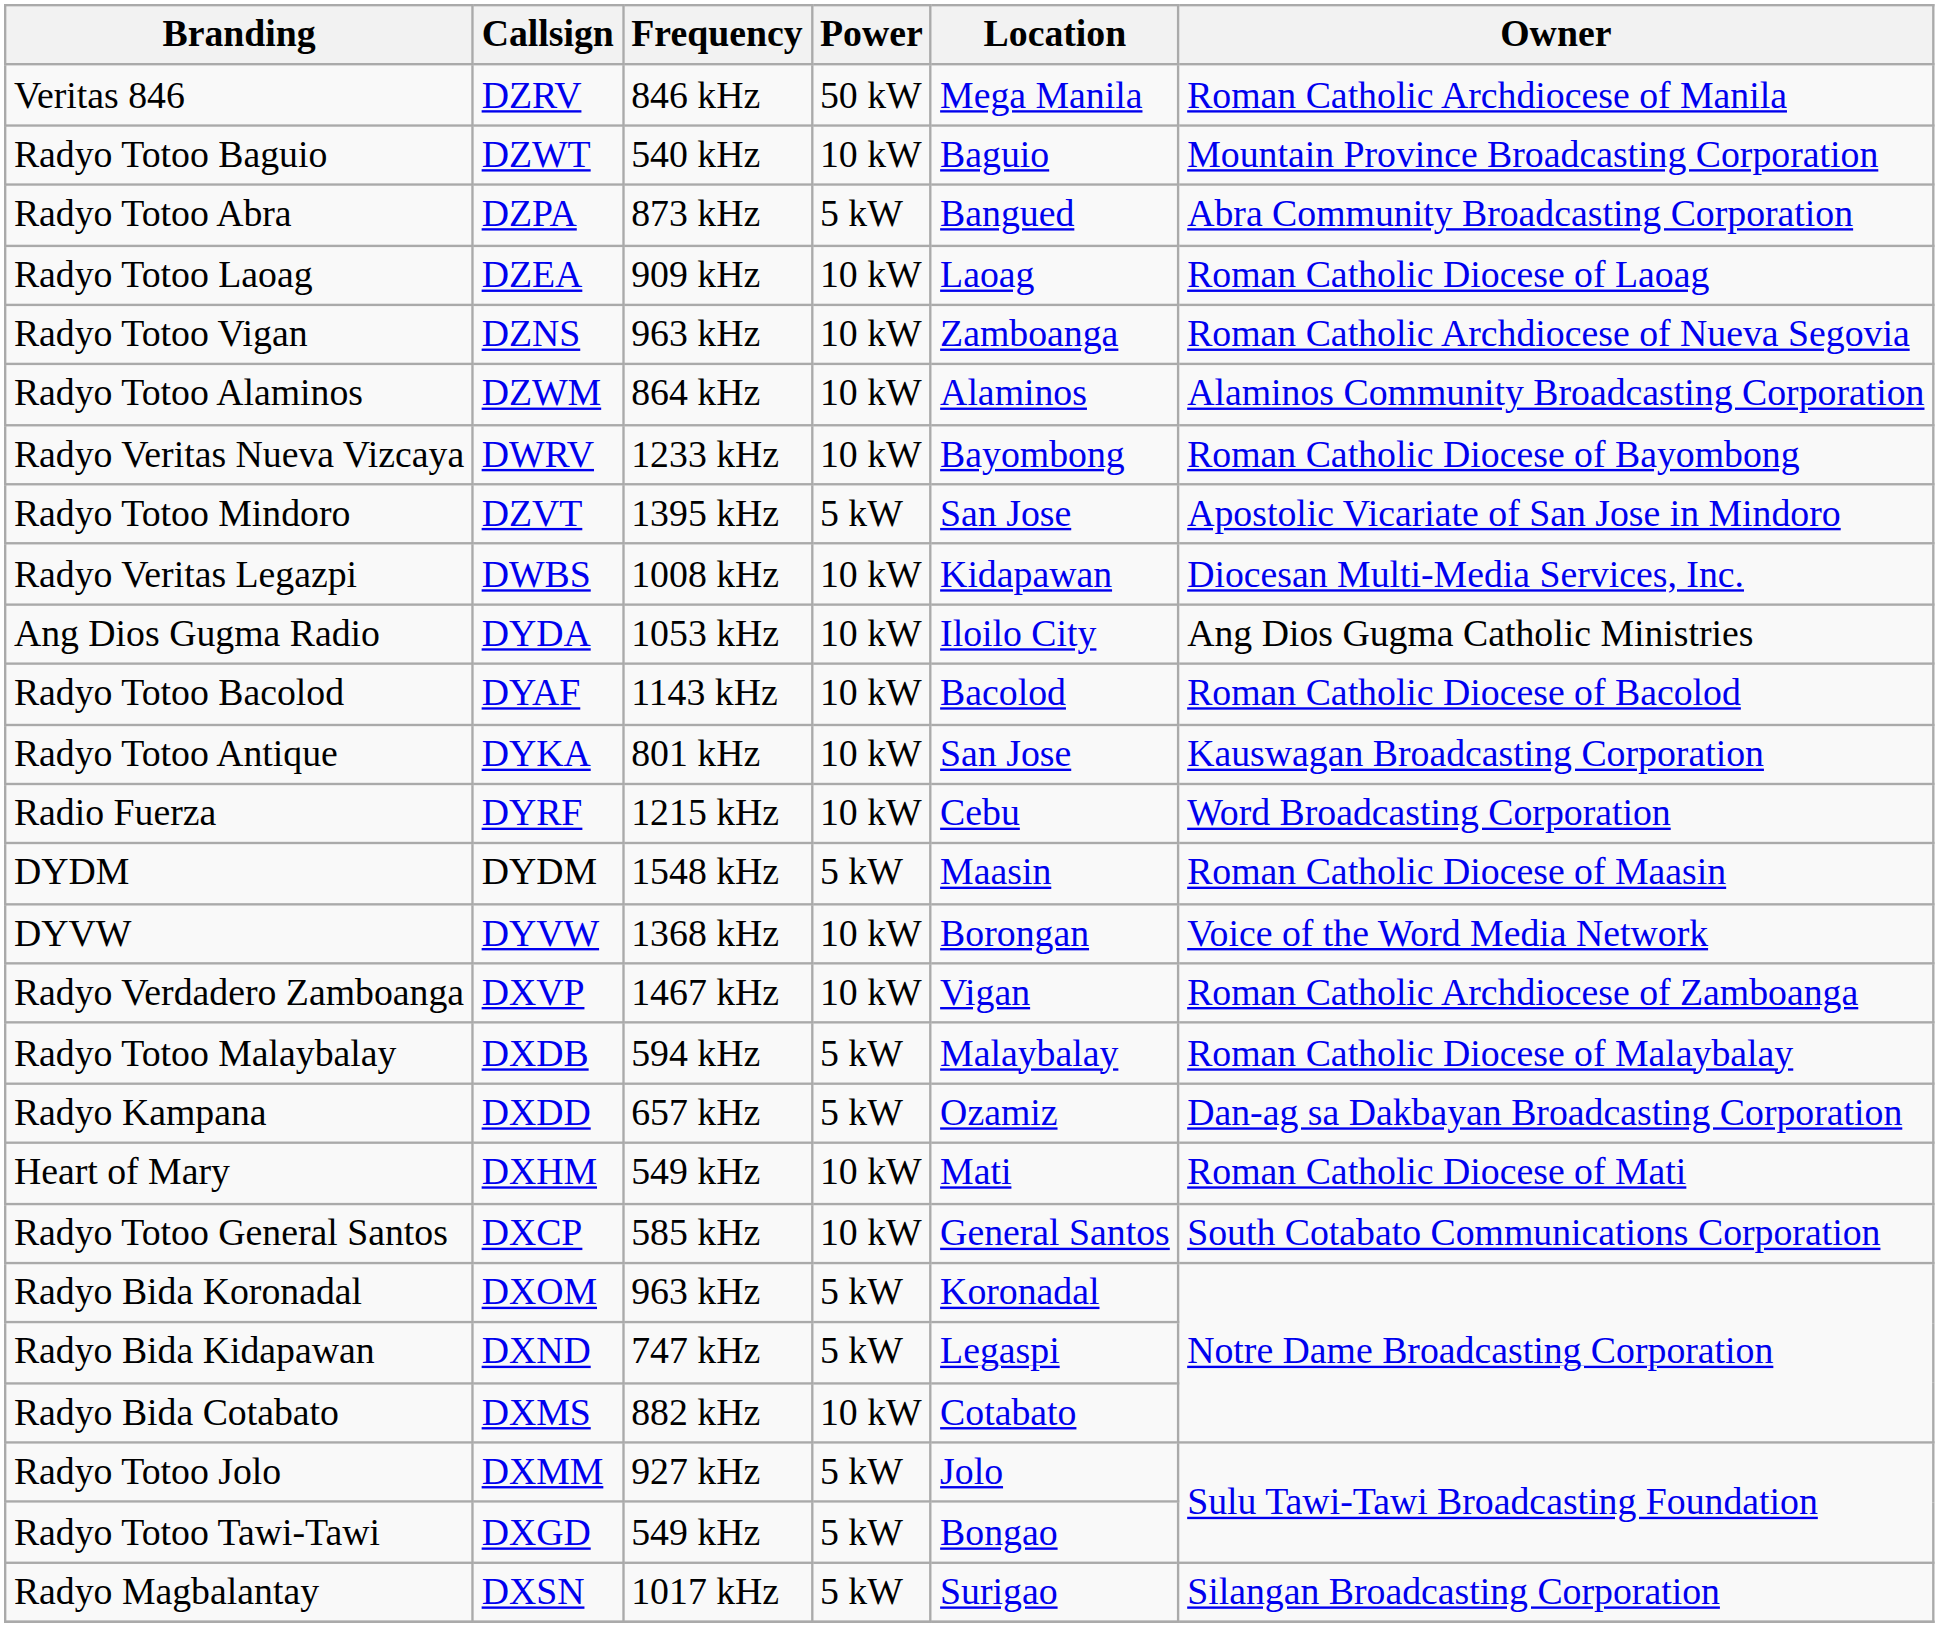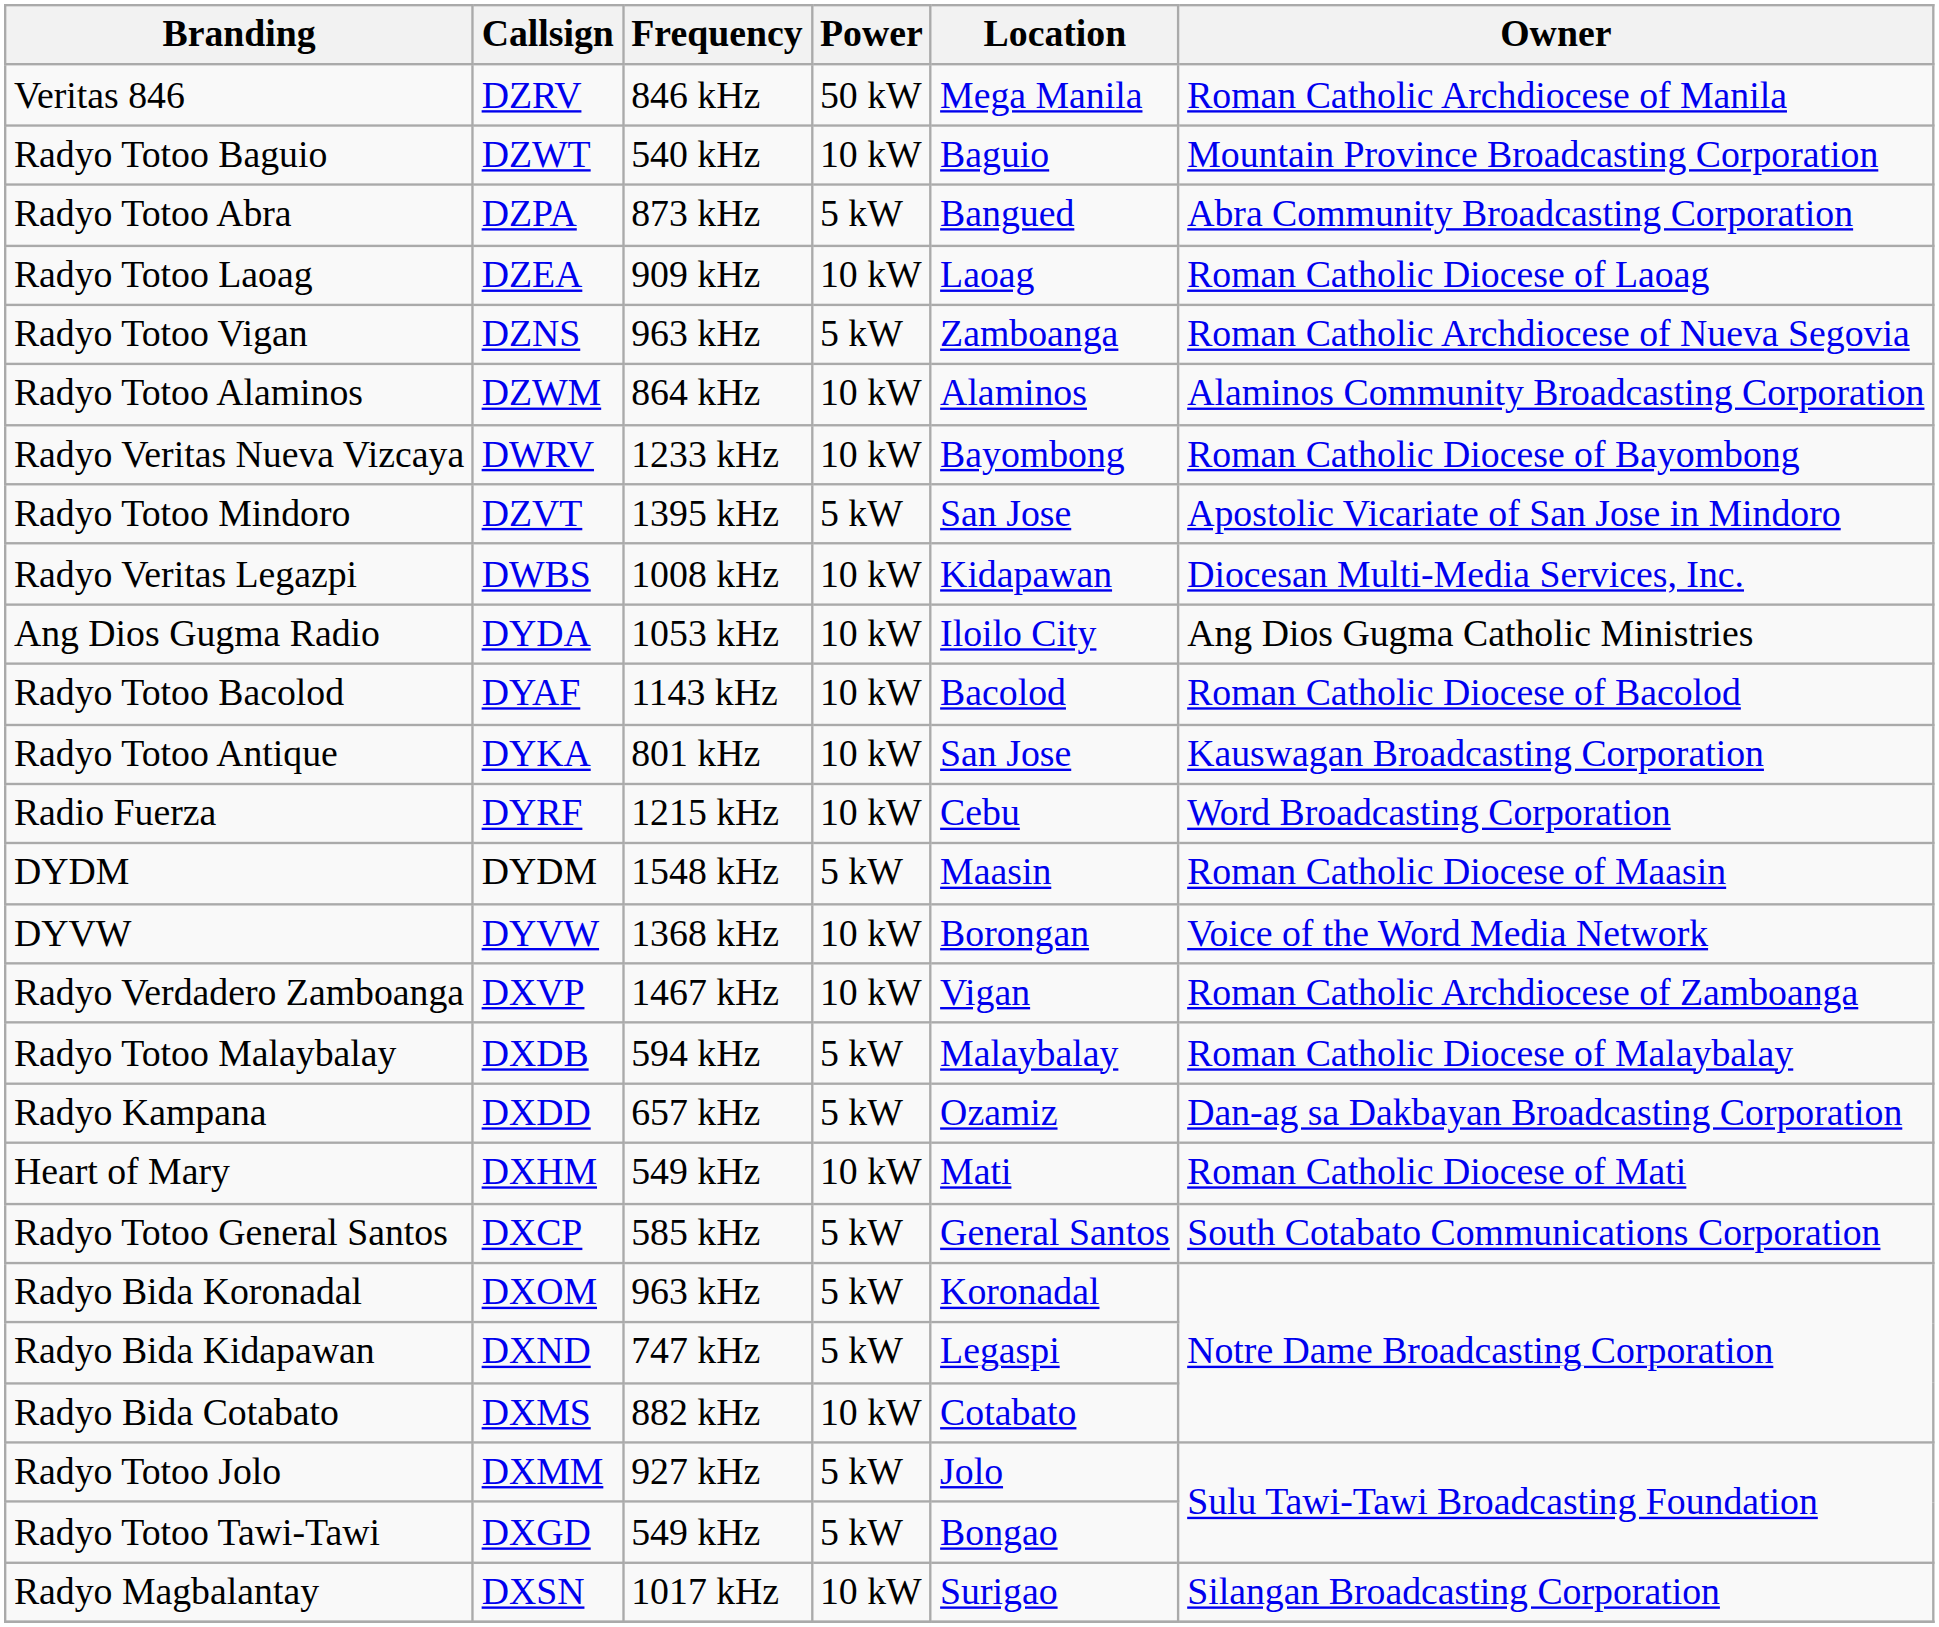(871, 333) 10 kW -> (861, 333) 5 kW
(871, 1232) 10 kW -> (861, 1232) 5 kW
(861, 1591) 5 kW -> (871, 1591) 10 kW
